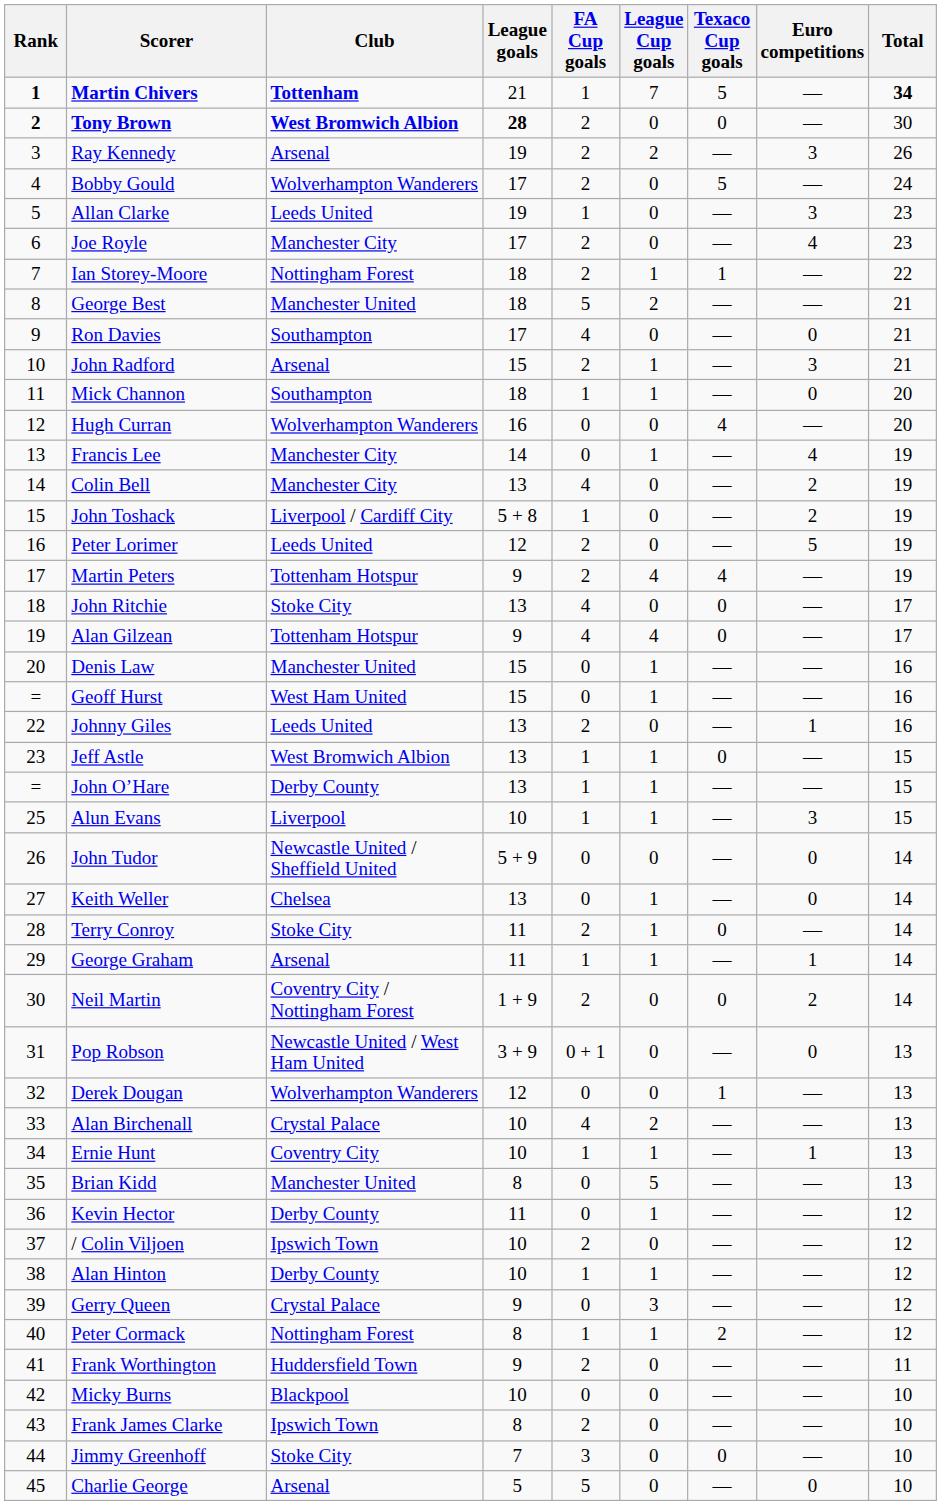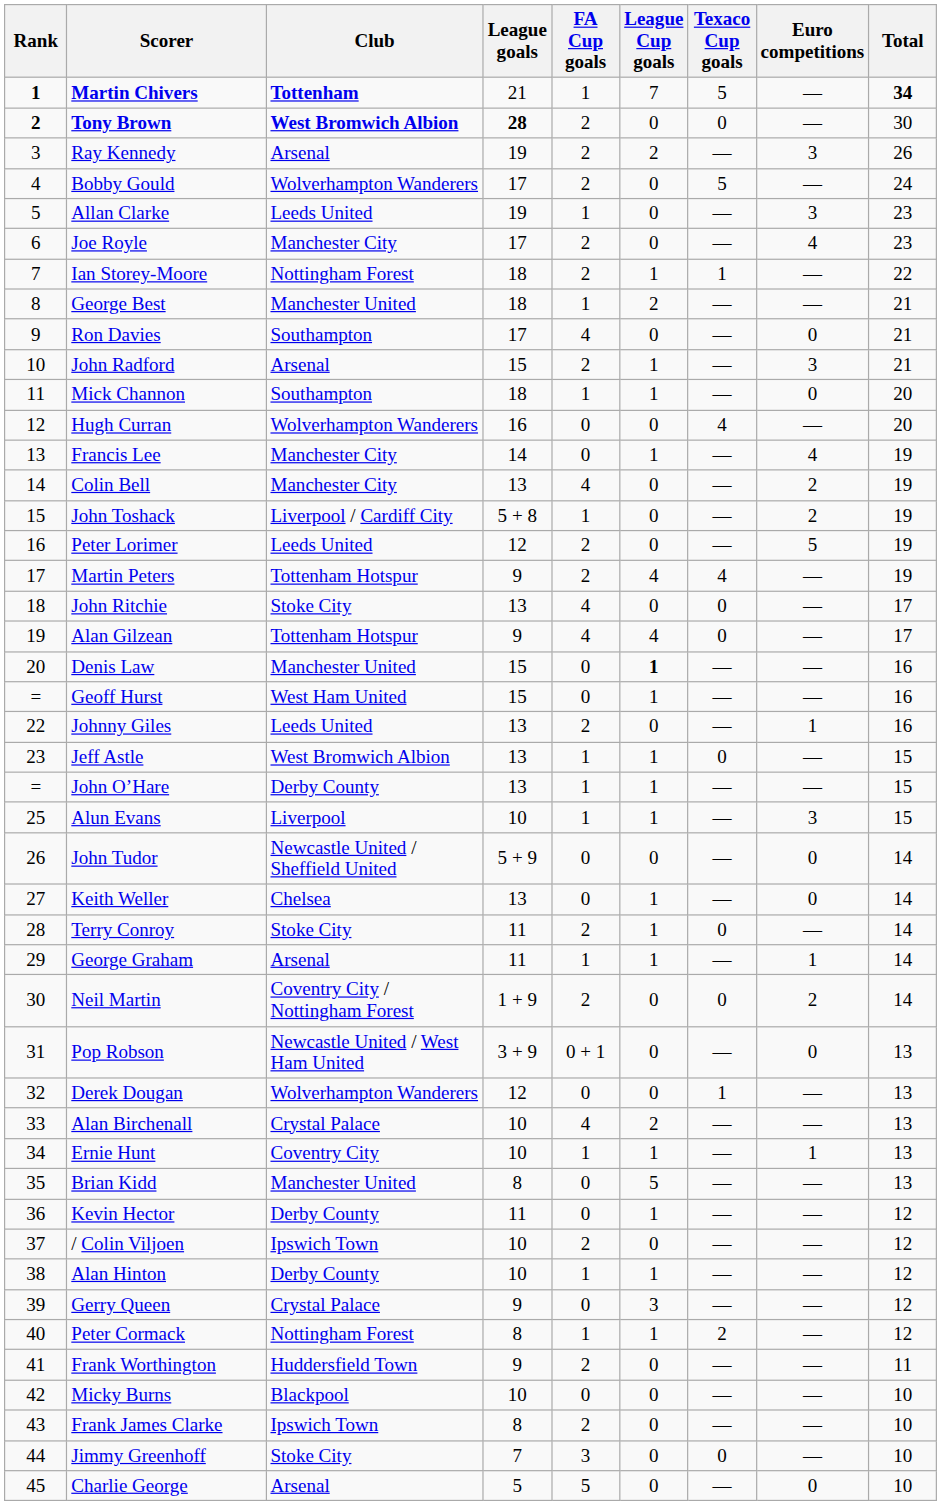(586, 304) 5 -> (586, 304) 1
(654, 666) normal -> (654, 666) bold
